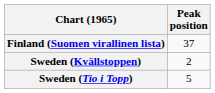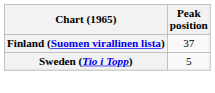- row: (86, 61)
